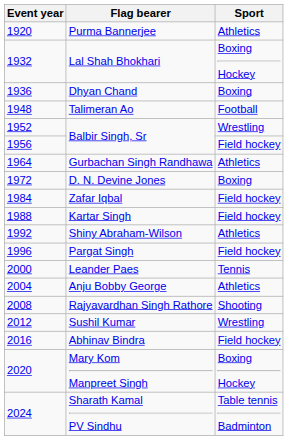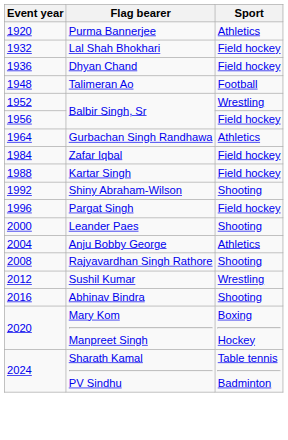(249, 61) Boxing Hockey -> (249, 48) Field hockey
(235, 91) Boxing -> (249, 66) Field hockey
- row: (19, 180)
(239, 233) Athletics -> (240, 191) Shooting
(234, 269) Tennis -> (240, 226) Shooting
(249, 340) Field hockey -> (240, 297) Shooting
